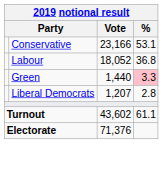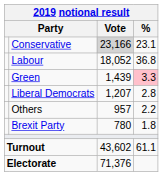(116, 45) no background -> (116, 45) lightgrey background
(146, 45) 53.1 -> (146, 45) 23.1
(118, 77) 1,440 -> (118, 77) 1,439
+ row: (27, 110)
+ row: (38, 126)
